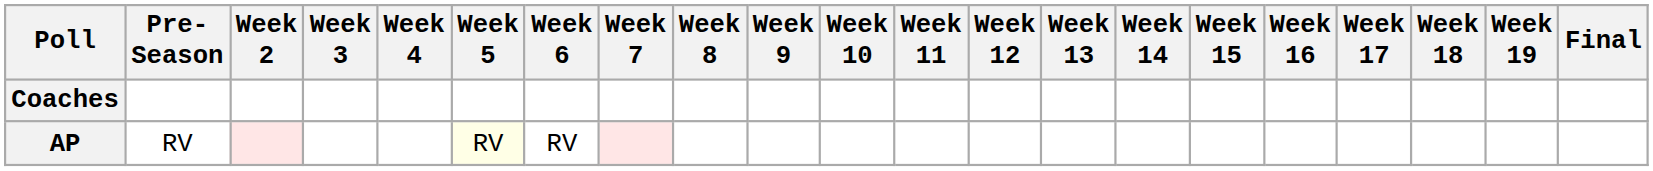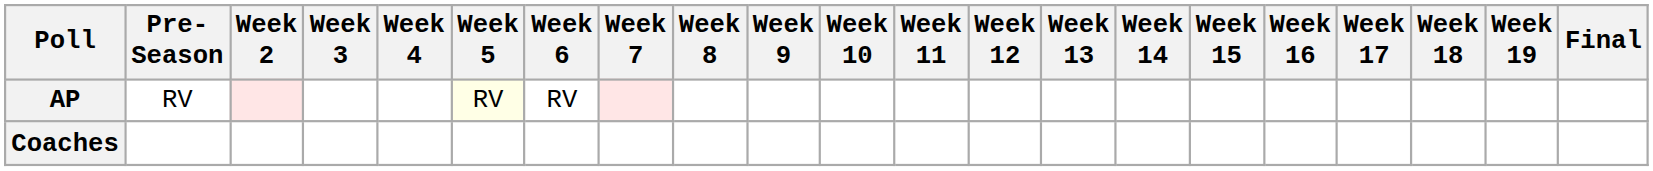rows swapped: (65, 143) <-> (65, 100)
